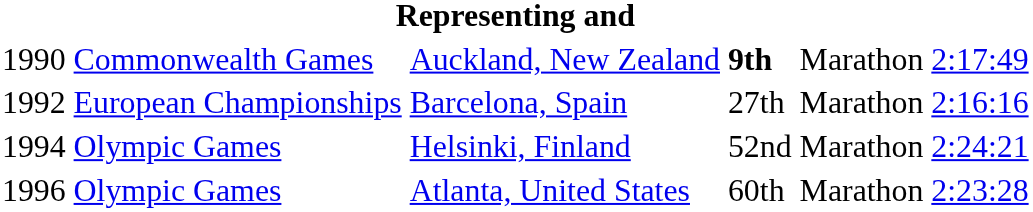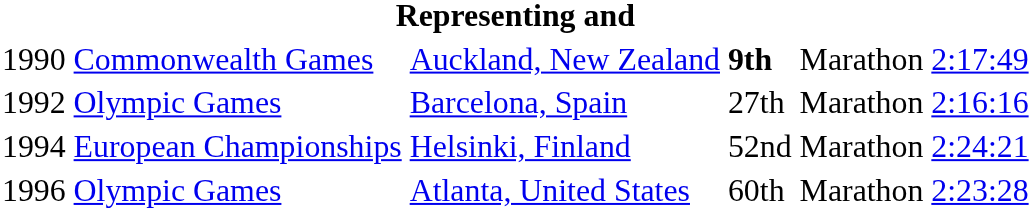(238, 102) European Championships -> (178, 102) Olympic Games
(178, 146) Olympic Games -> (238, 146) European Championships
